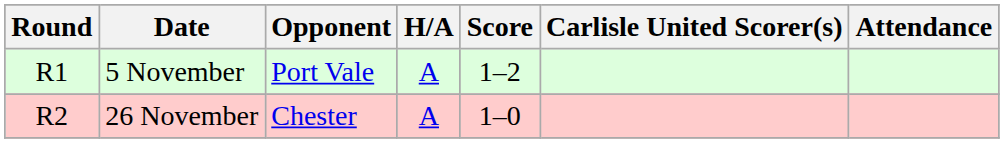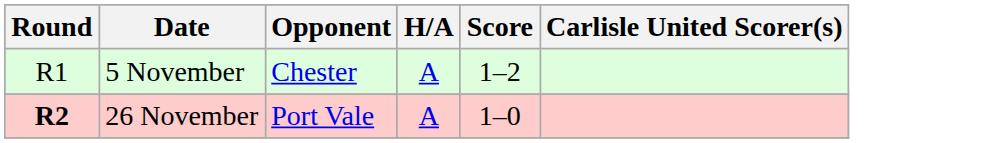- column: (924, 26)
(323, 71) Port Vale -> (314, 71) Chester
(52, 115) normal -> (52, 115) bold
(314, 115) Chester -> (323, 115) Port Vale
